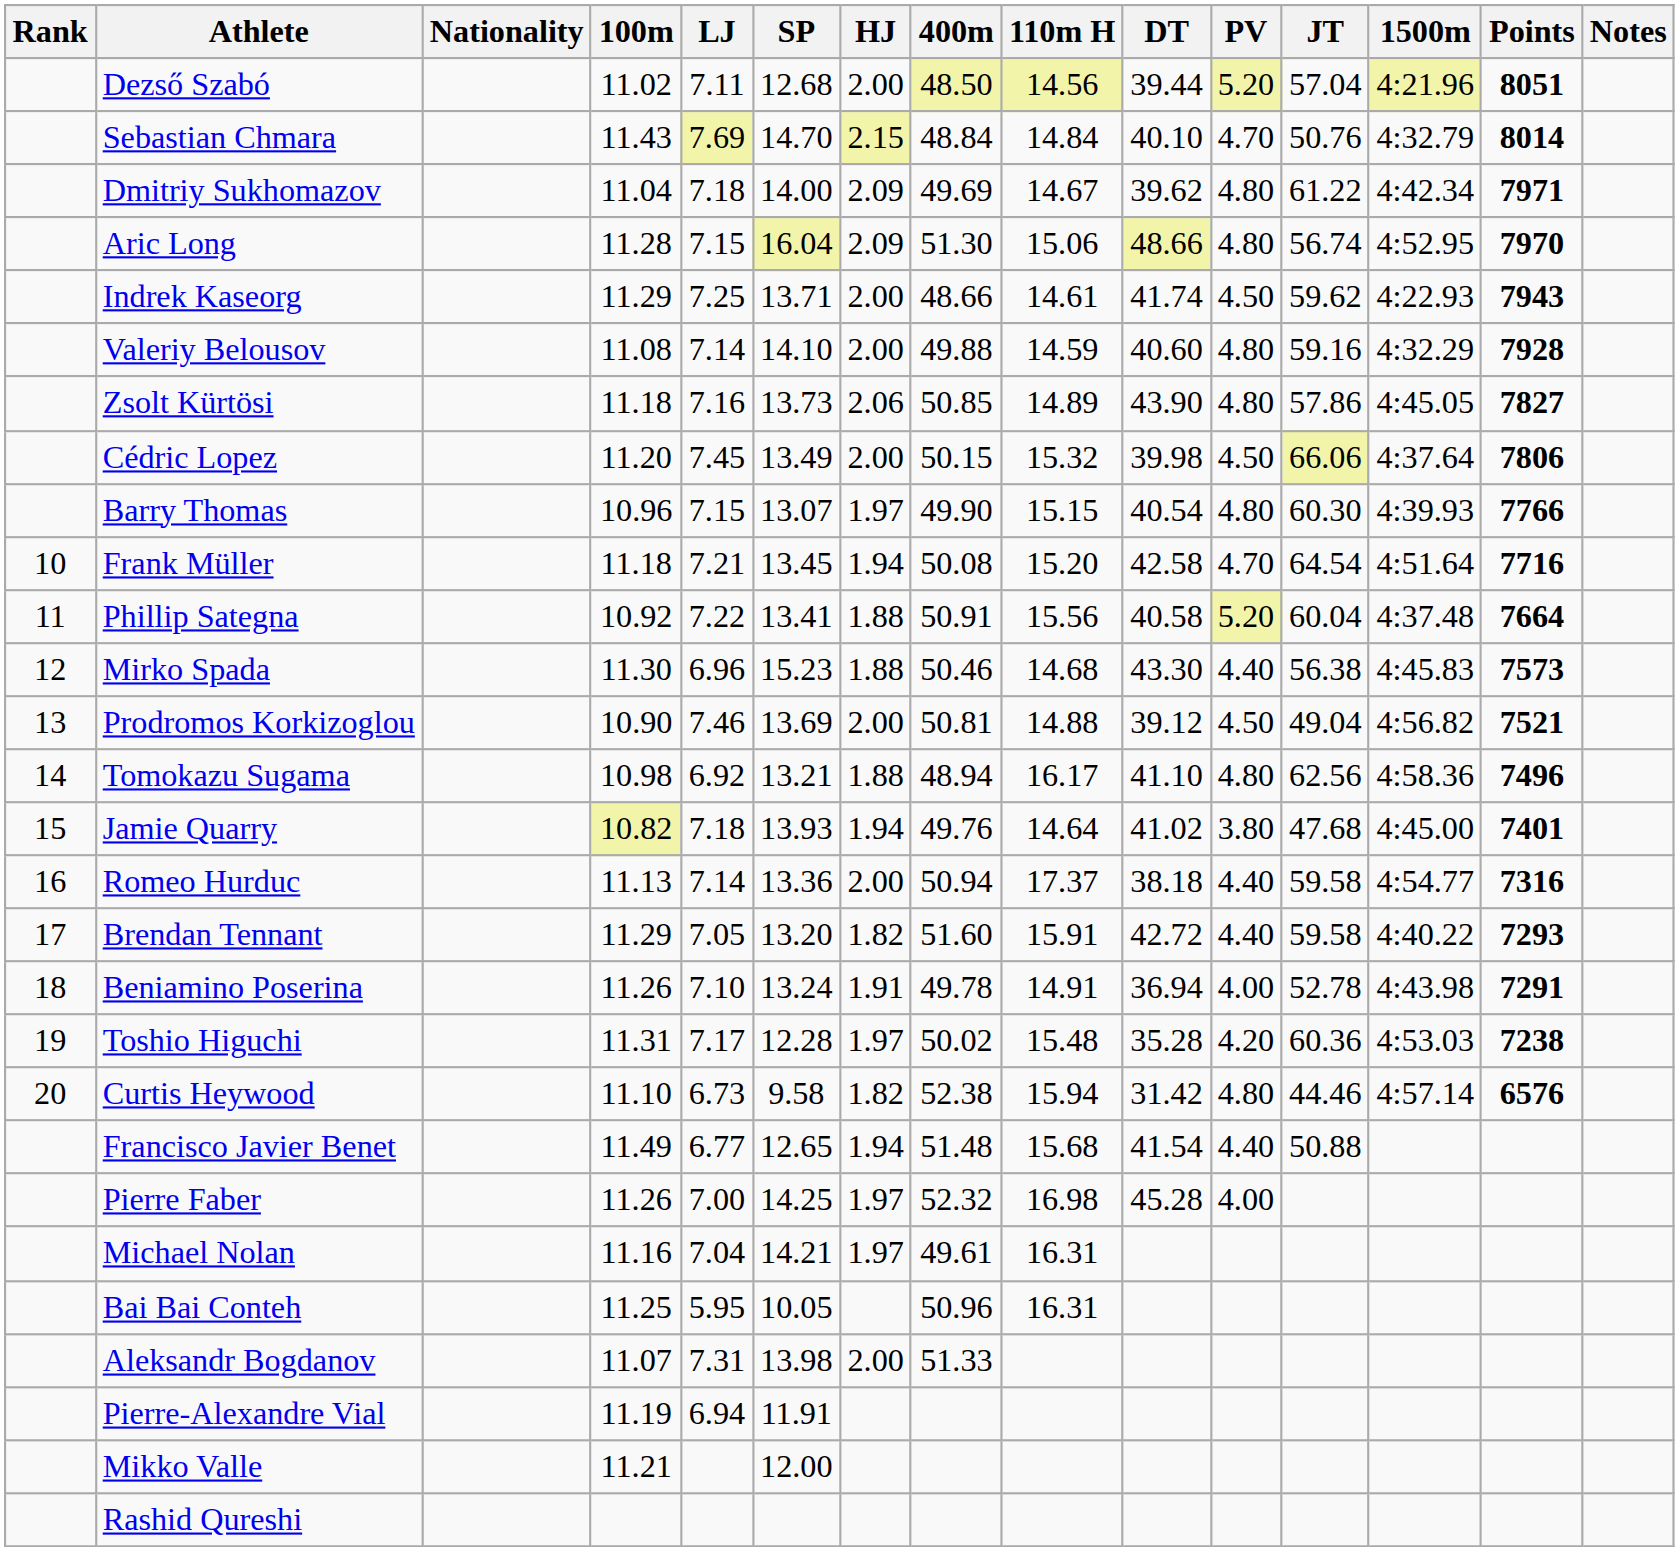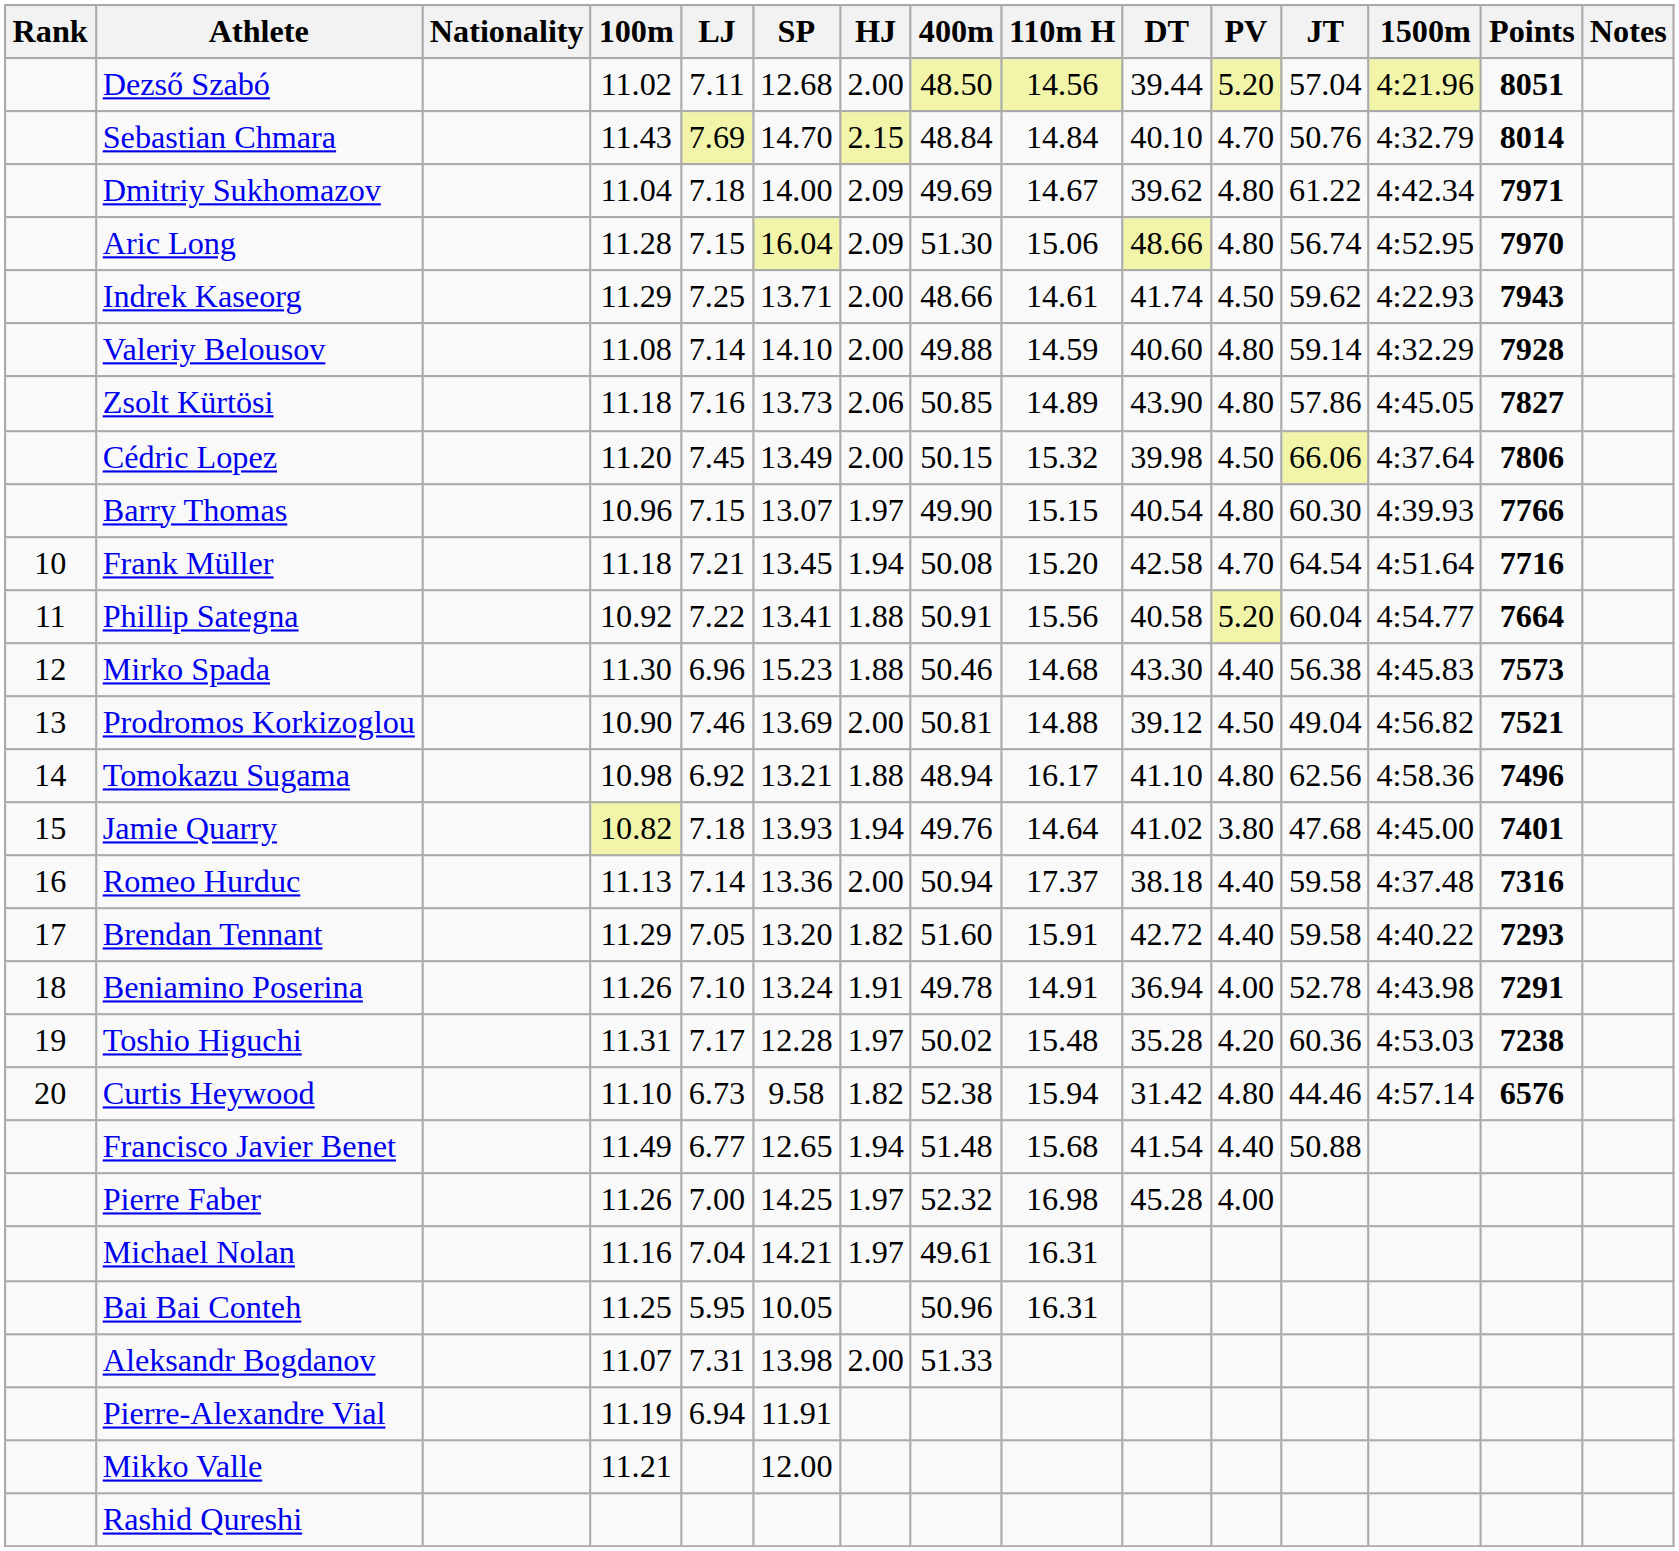(1325, 350) 59.16 -> (1325, 350) 59.14
(1425, 615) 4:37.48 -> (1425, 615) 4:54.77
(1425, 881) 4:54.77 -> (1425, 881) 4:37.48
